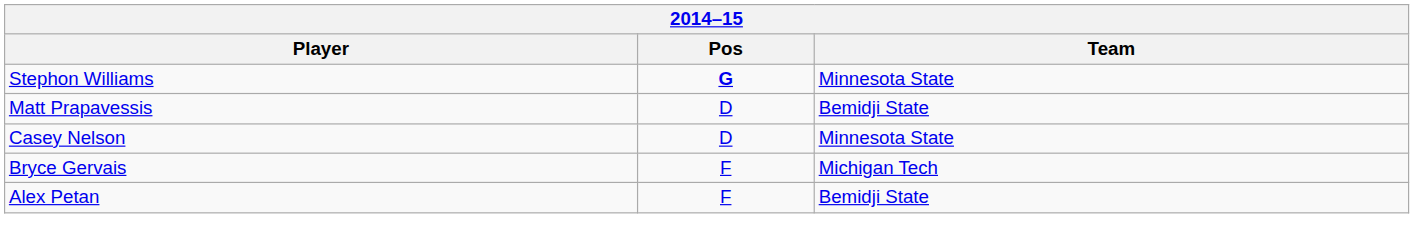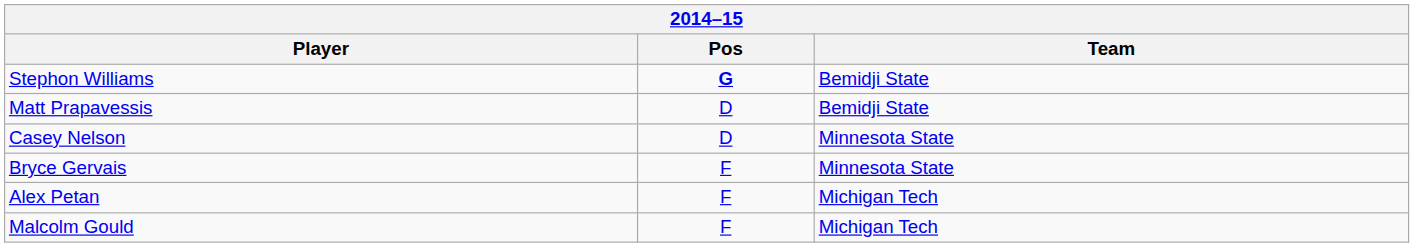(886, 78) Minnesota State -> (874, 78) Bemidji State
(878, 167) Michigan Tech -> (886, 167) Minnesota State
(874, 197) Bemidji State -> (878, 197) Michigan Tech
+ row: (71, 227)
